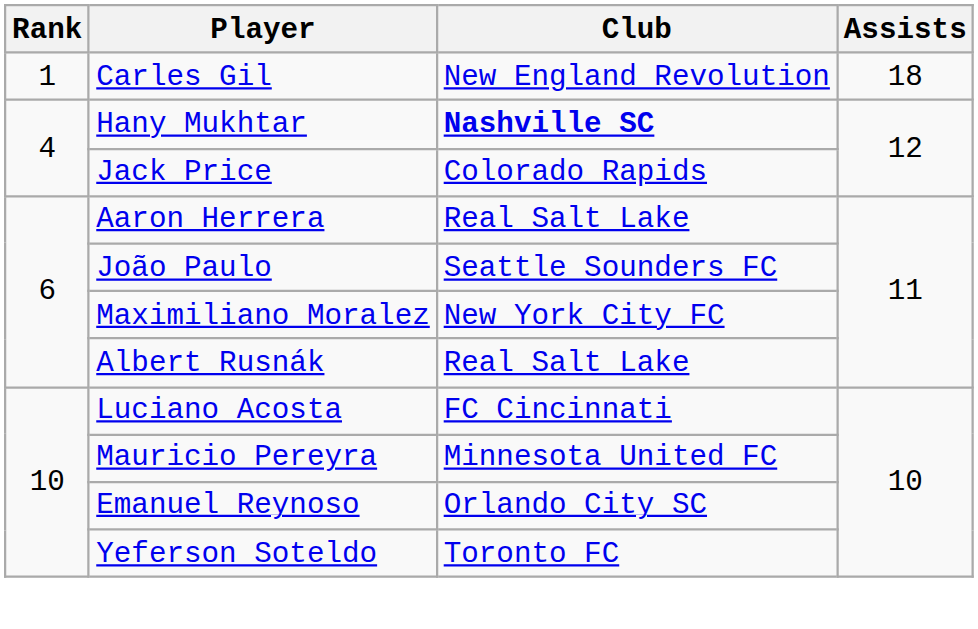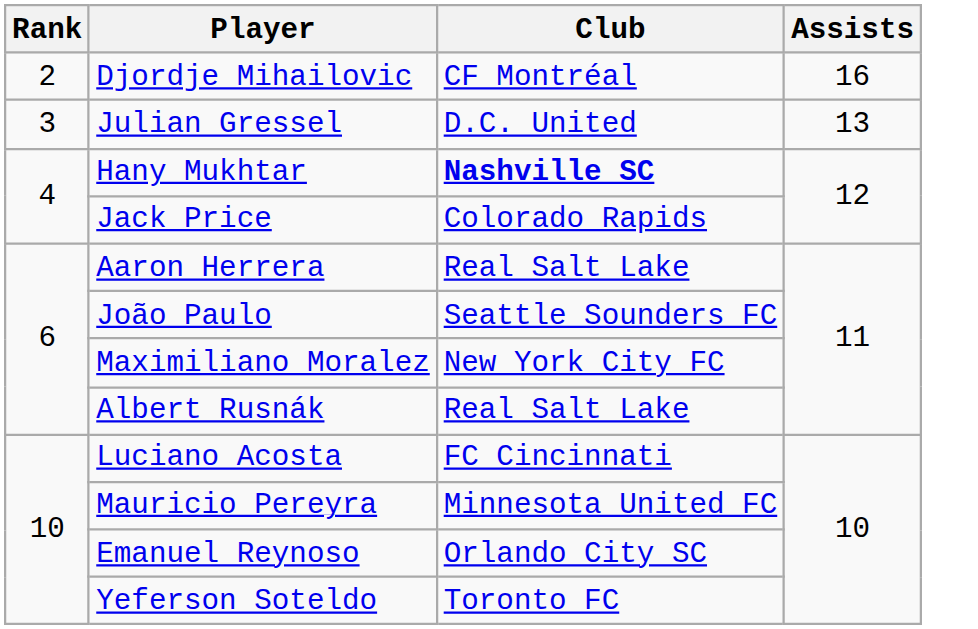- row: (184, 77)
+ row: (254, 77)
+ row: (219, 124)
